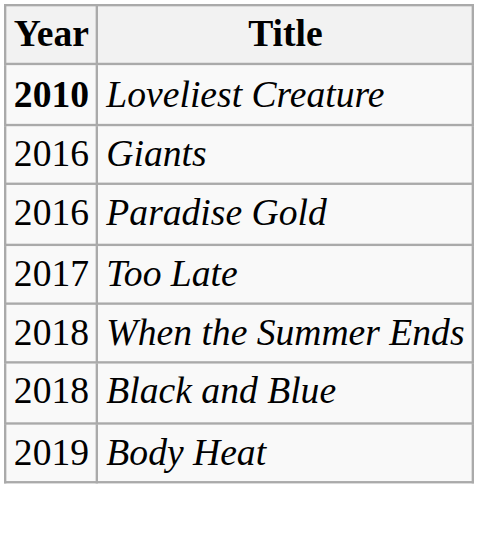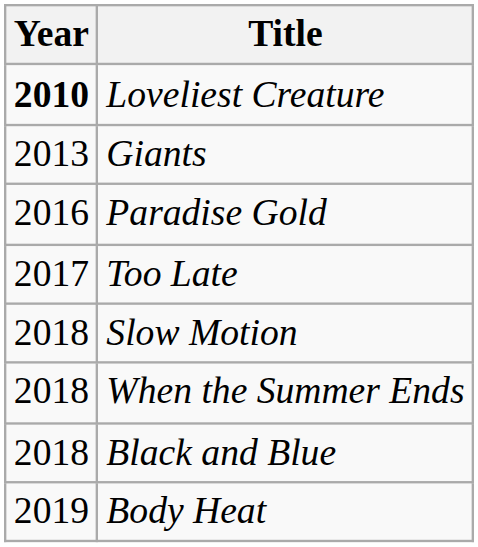(51, 153) 2016 -> (51, 153) 2013
+ row: (202, 332)
